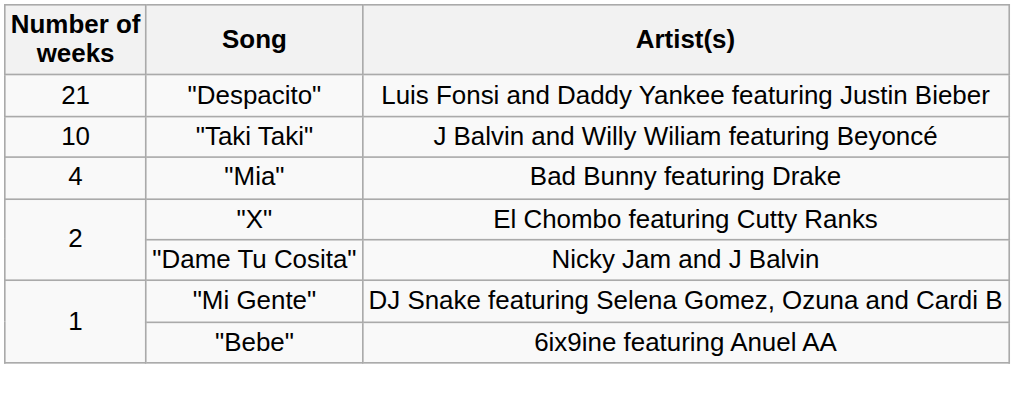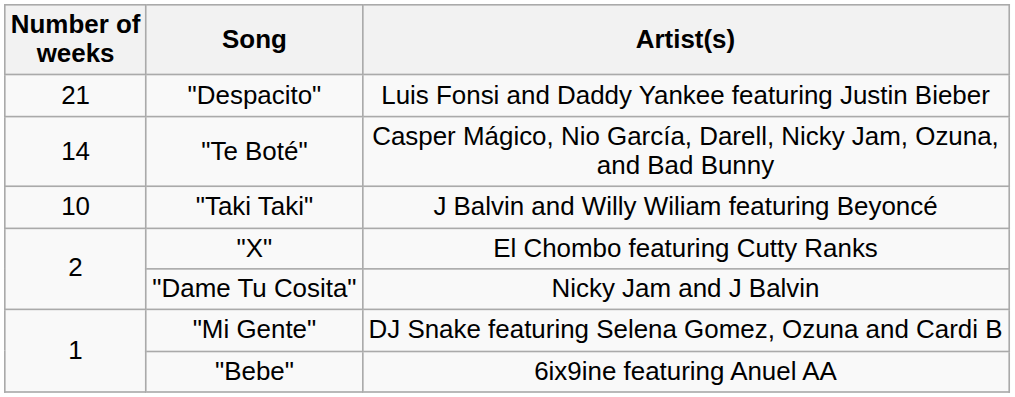+ row: (254, 151)
- row: (254, 177)
